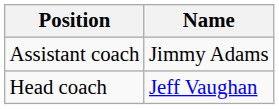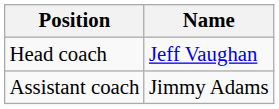rows swapped: (58, 86) <-> (74, 53)
